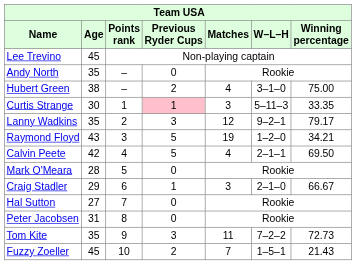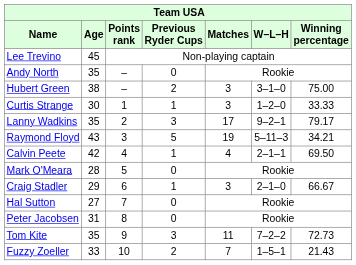(228, 89) 4 -> (228, 89) 3
(174, 105) pink background -> (174, 105) no background
(271, 105) 5–11–3 -> (271, 105) 1–2–0
(321, 105) 33.35 -> (321, 105) 33.33
(228, 121) 12 -> (228, 121) 17
(271, 138) 1–2–0 -> (271, 138) 5–11–3
(174, 154) 5 -> (174, 154) 1
(94, 251) 45 -> (94, 251) 33
